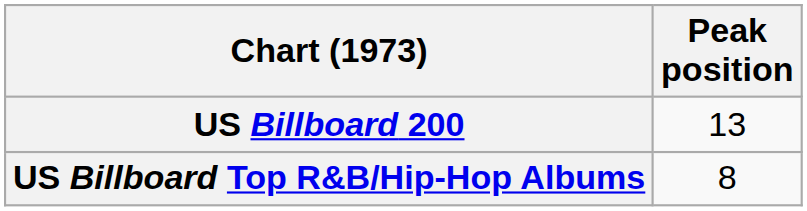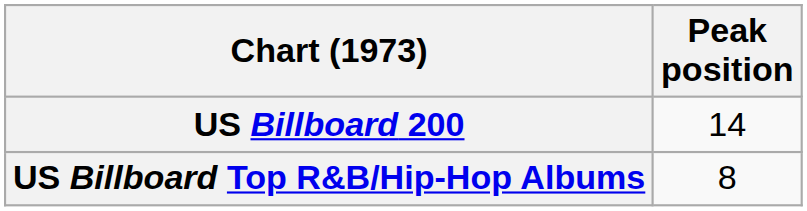(727, 123) 13 -> (727, 123) 14
